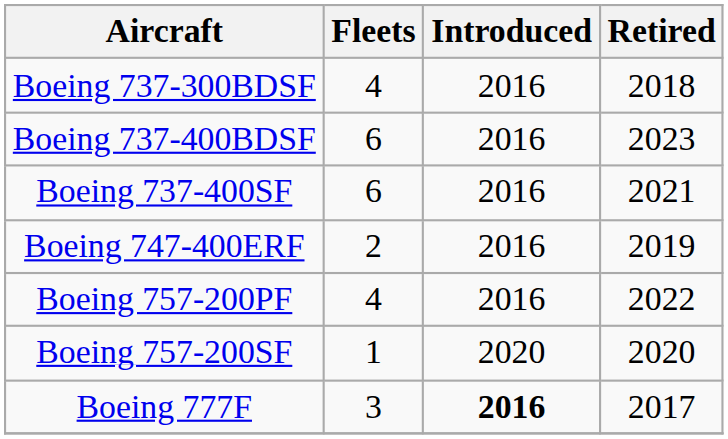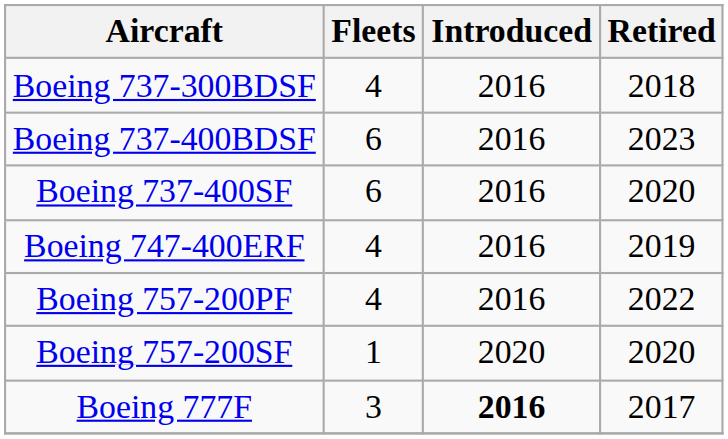(662, 191) 2021 -> (662, 191) 2020
(374, 245) 2 -> (374, 245) 4
